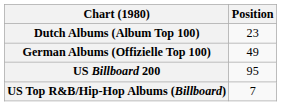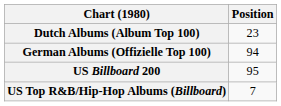(253, 52) 49 -> (253, 52) 94
